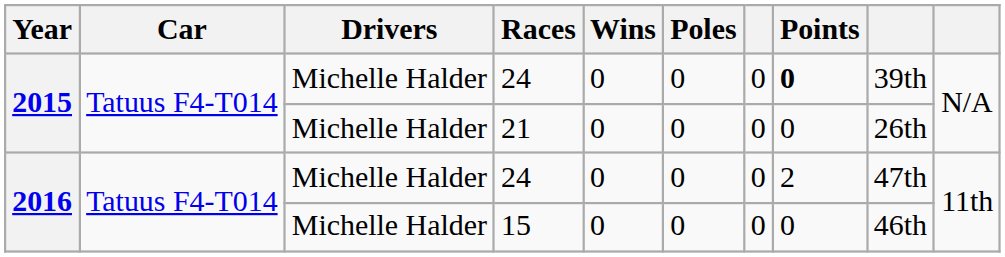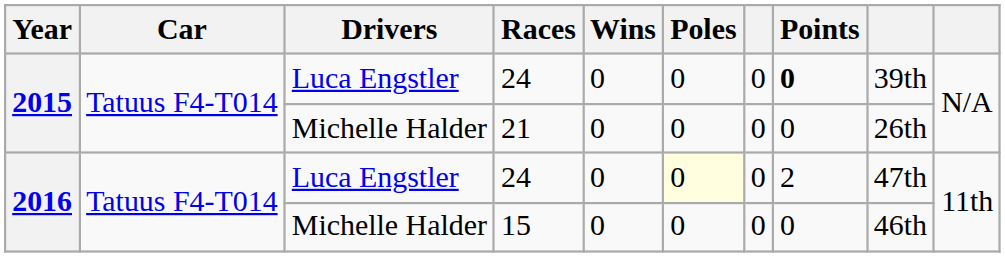(389, 78) Michelle Halder -> (375, 78) Luca Engstler
(389, 176) Michelle Halder -> (375, 176) Luca Engstler
(678, 176) no background -> (678, 176) lightyellow background
